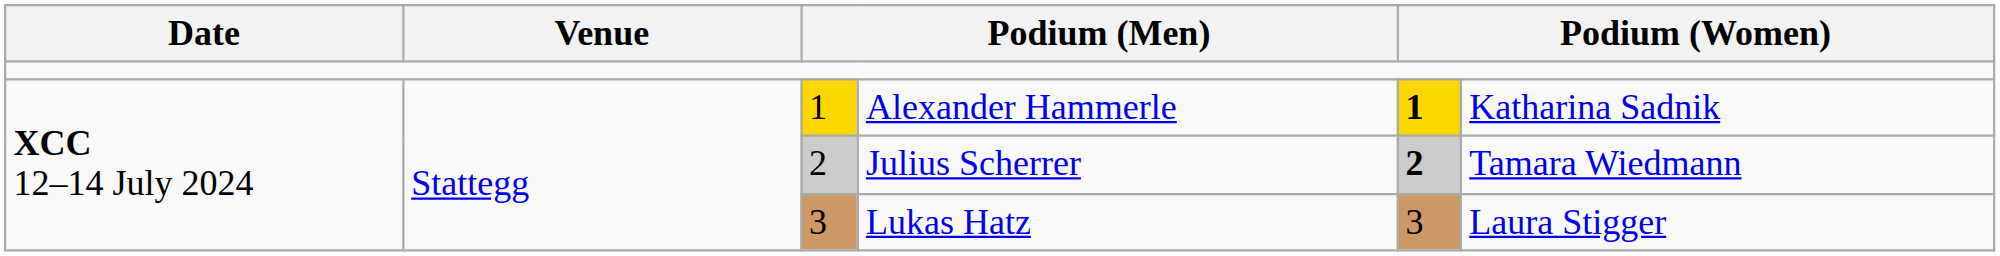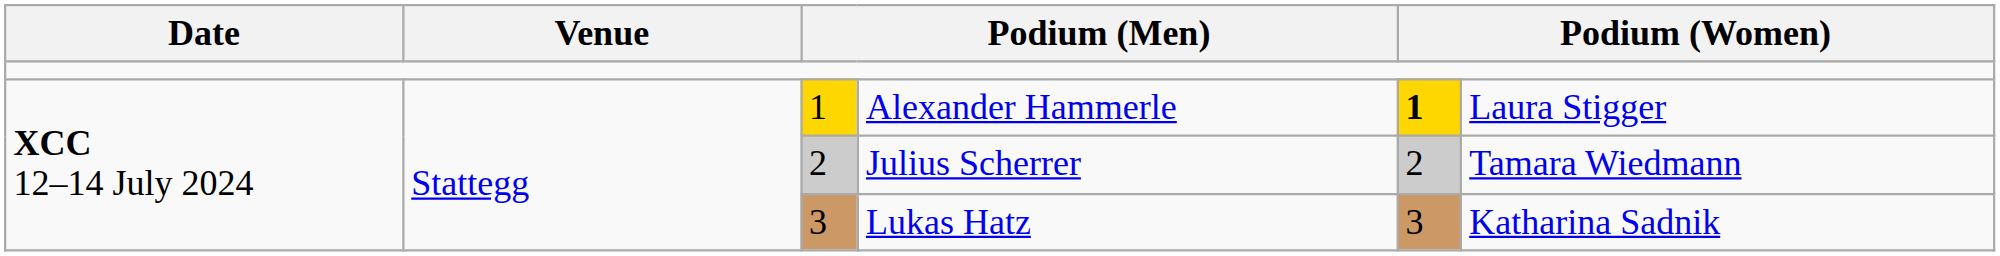(1595, 106) Katharina Sadnik -> (1568, 106) Laura Stigger
(1414, 163) bold -> (1414, 163) normal
(1568, 220) Laura Stigger -> (1595, 220) Katharina Sadnik
